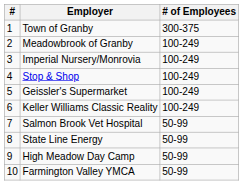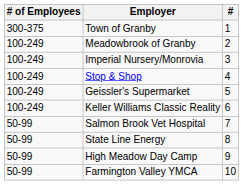columns swapped: (12, 12) <-> (199, 12)
